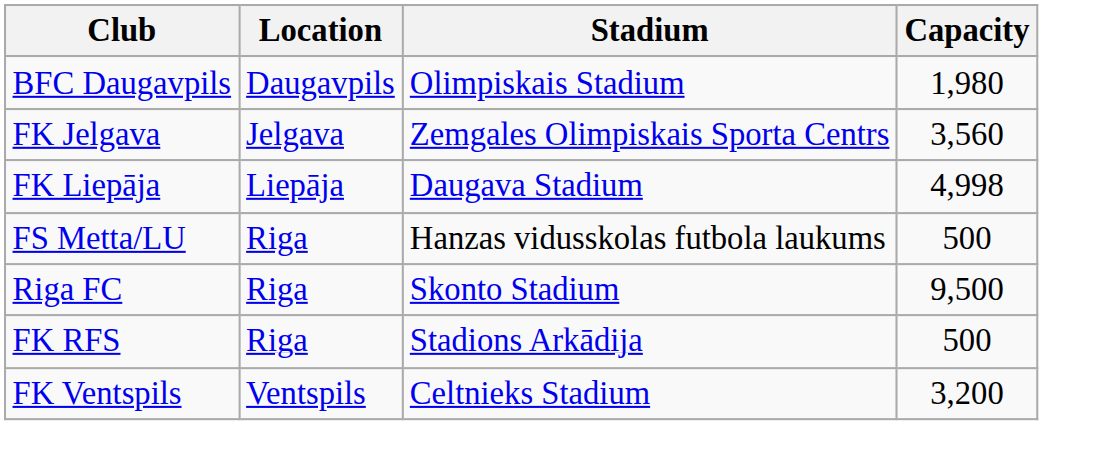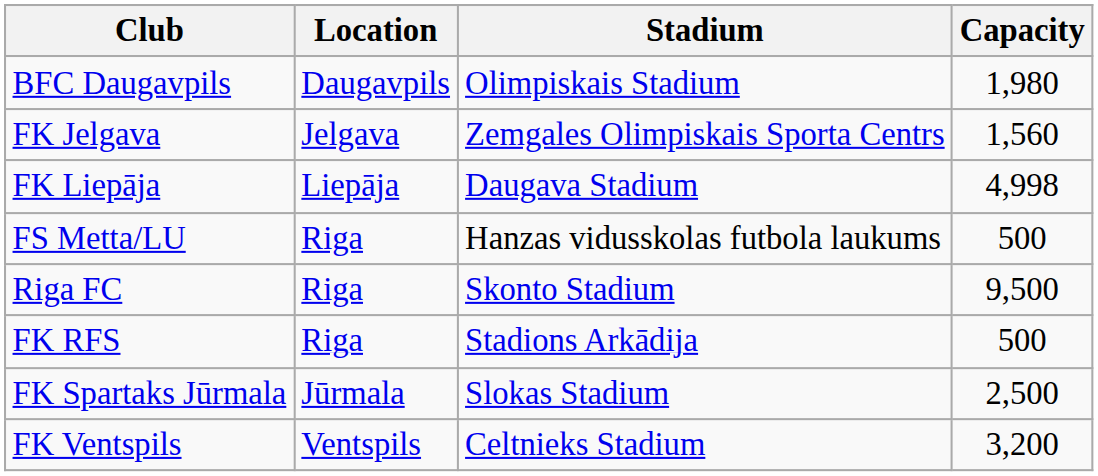(967, 133) 3,560 -> (1022, 133) 1,560
+ row: (149, 392)
